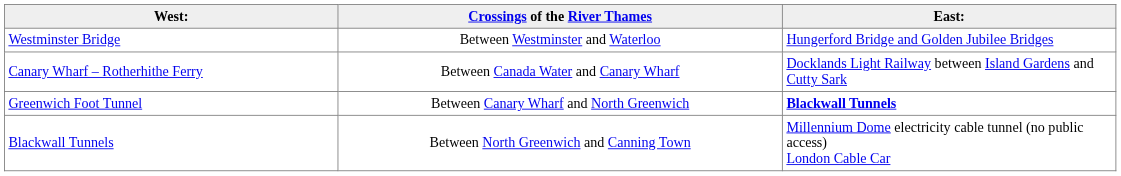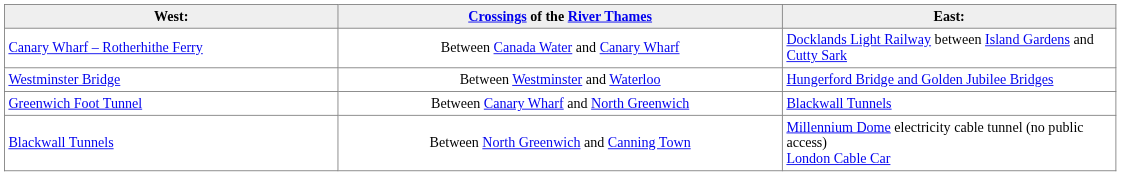rows swapped: (64, 40) <-> (106, 71)
(841, 103) bold -> (839, 103) normal
